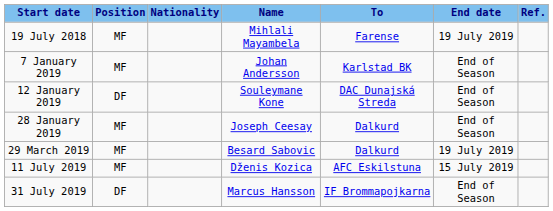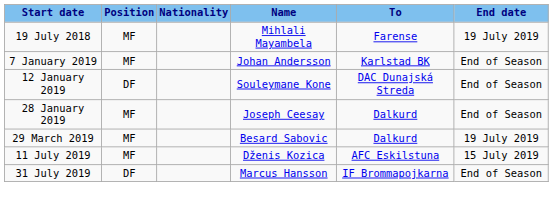- column: (533, 13)
